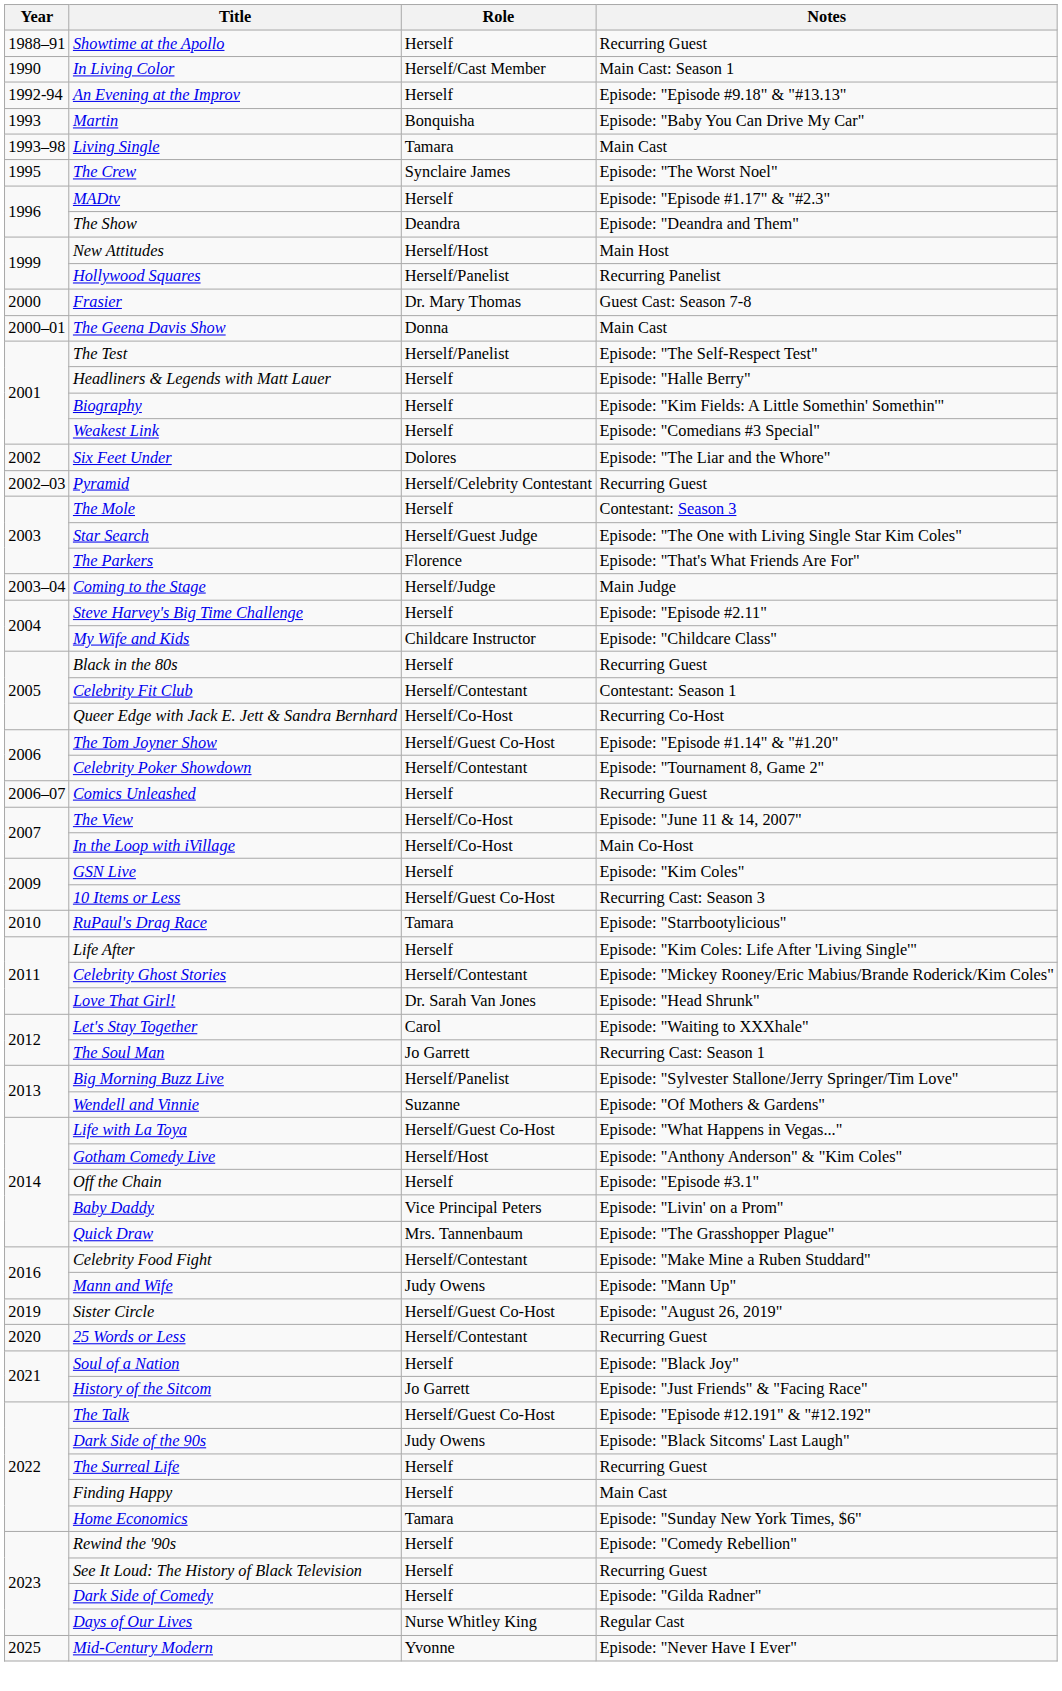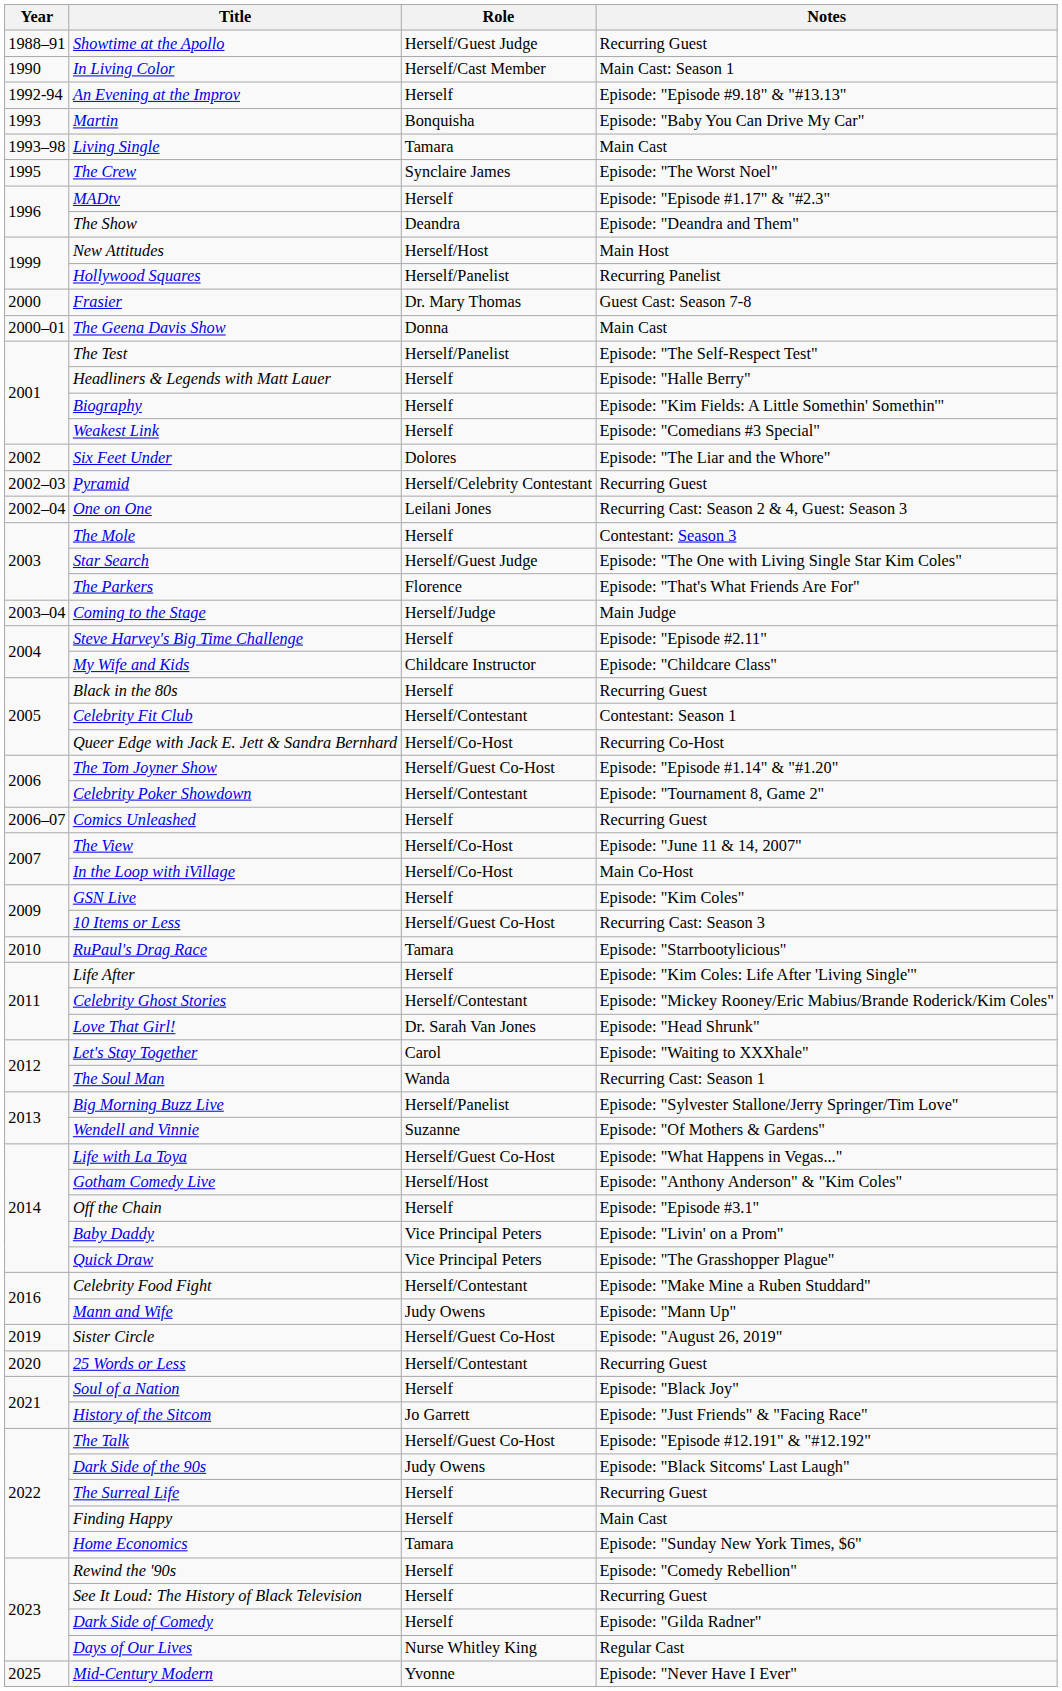(429, 43) Herself -> (471, 43) Herself/Guest Judge
+ row: (112, 509)
(437, 1052) Jo Garrett -> (427, 1078) Wanda
(464, 1233) Mrs. Tannenbaum -> (473, 1259) Vice Principal Peters
